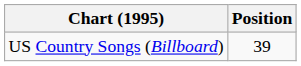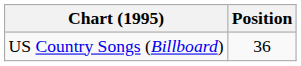(262, 46) 39 -> (262, 46) 36
